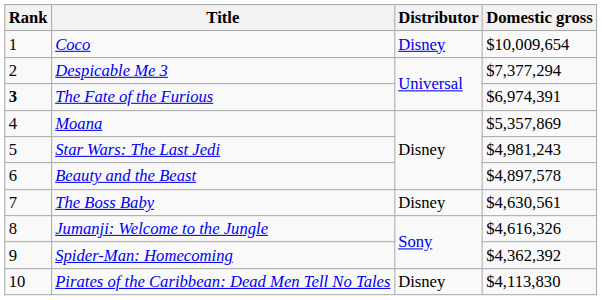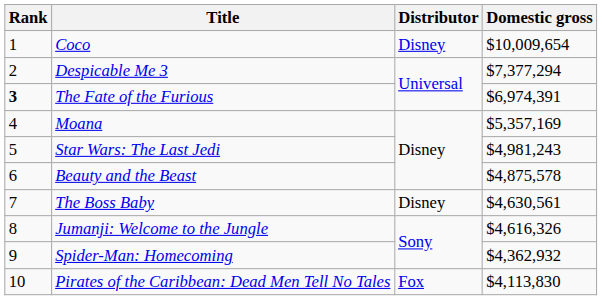(524, 123) $5,357,869 -> (524, 123) $5,357,169
(524, 176) $4,897,578 -> (524, 176) $4,875,578
(524, 255) $4,362,392 -> (524, 255) $4,362,932
(422, 281) Disney -> (411, 281) Fox
